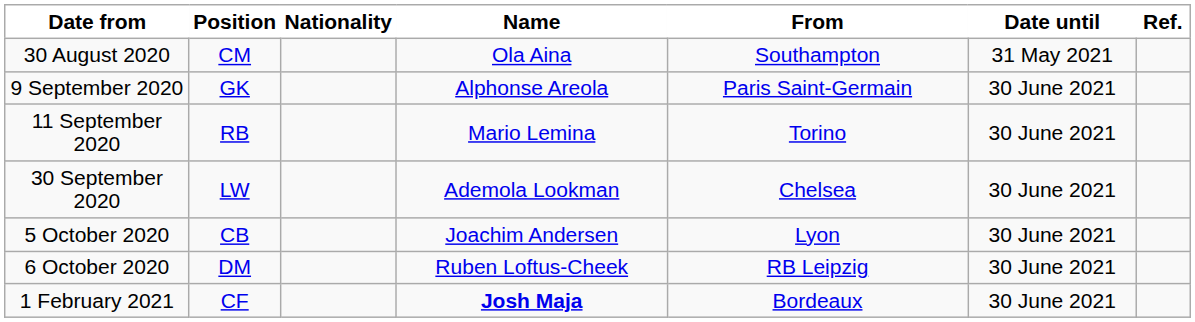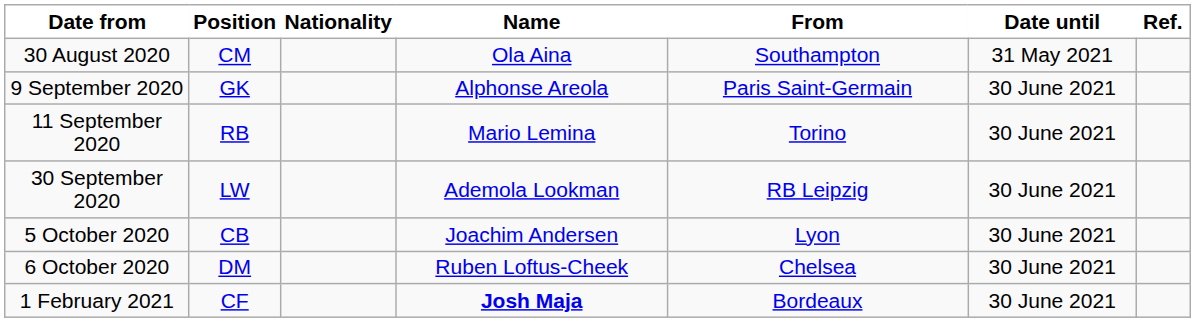(818, 190) Chelsea -> (818, 190) RB Leipzig
(818, 268) RB Leipzig -> (818, 268) Chelsea
